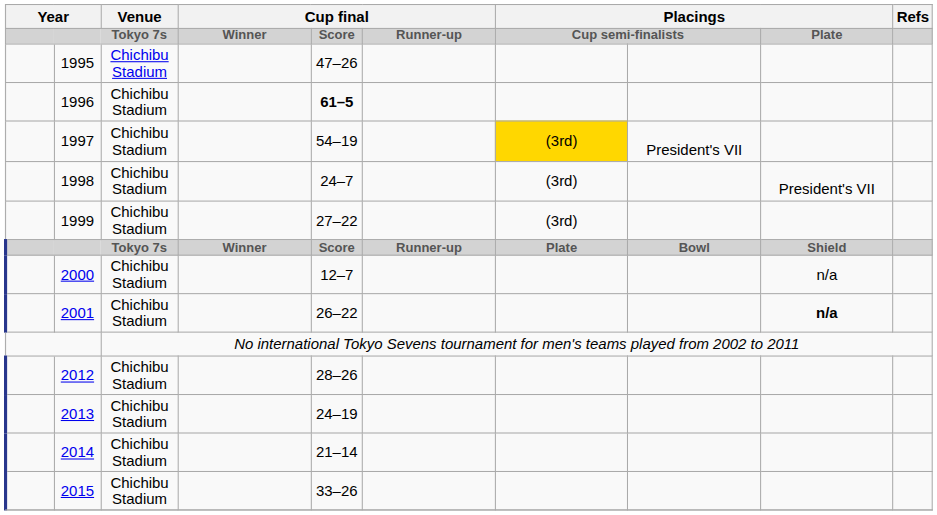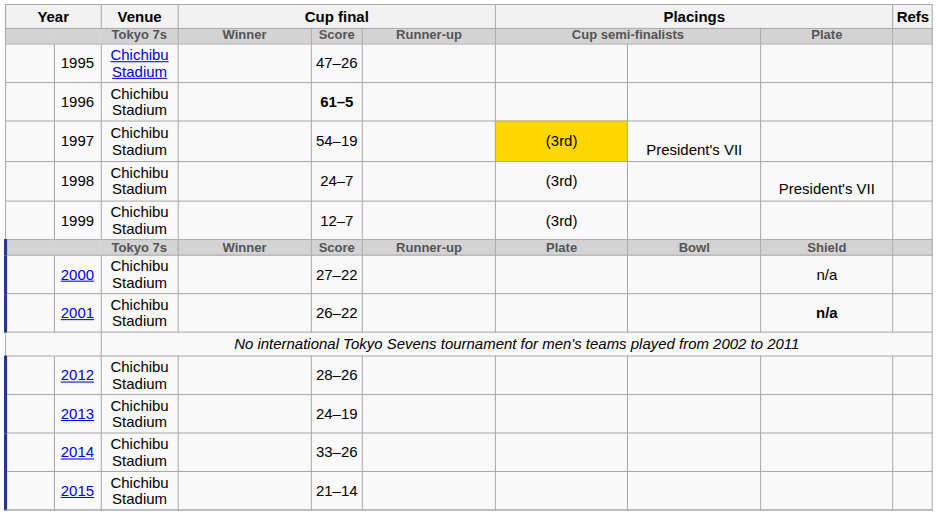(337, 221) 27–22 -> (337, 221) 12–7
(337, 275) 12–7 -> (337, 275) 27–22
(337, 453) 21–14 -> (337, 453) 33–26
(337, 491) 33–26 -> (337, 491) 21–14
